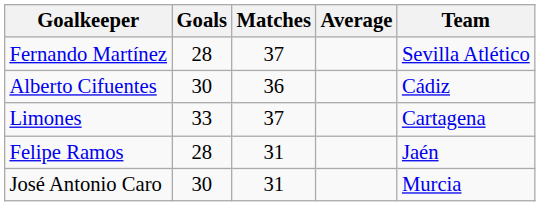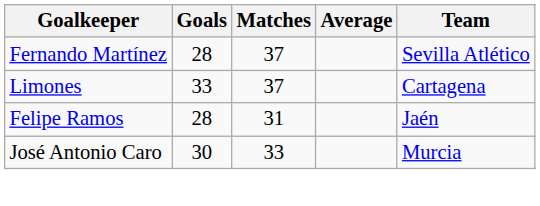- row: (83, 86)
(274, 184) 31 -> (274, 151) 33
